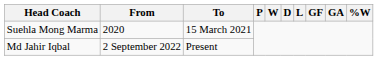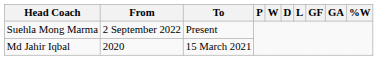(114, 30) 2020 -> (142, 30) 2 September 2022
(219, 30) 15 March 2021 -> (202, 30) Present
(142, 47) 2 September 2022 -> (114, 47) 2020
(202, 47) Present -> (219, 47) 15 March 2021
